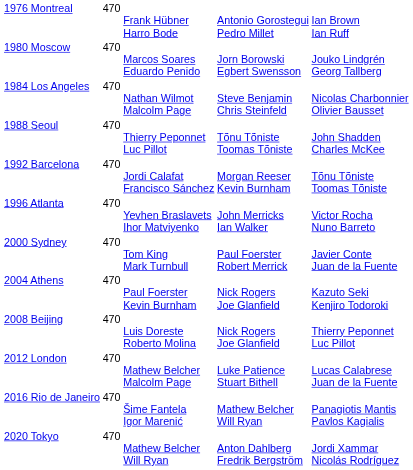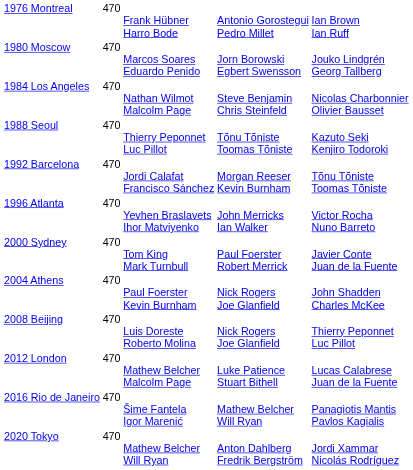(348, 143) John Shadden Charles McKee -> (350, 143) Kazuto Seki Kenjiro Todoroki
(350, 299) Kazuto Seki Kenjiro Todoroki -> (348, 299) John Shadden Charles McKee
